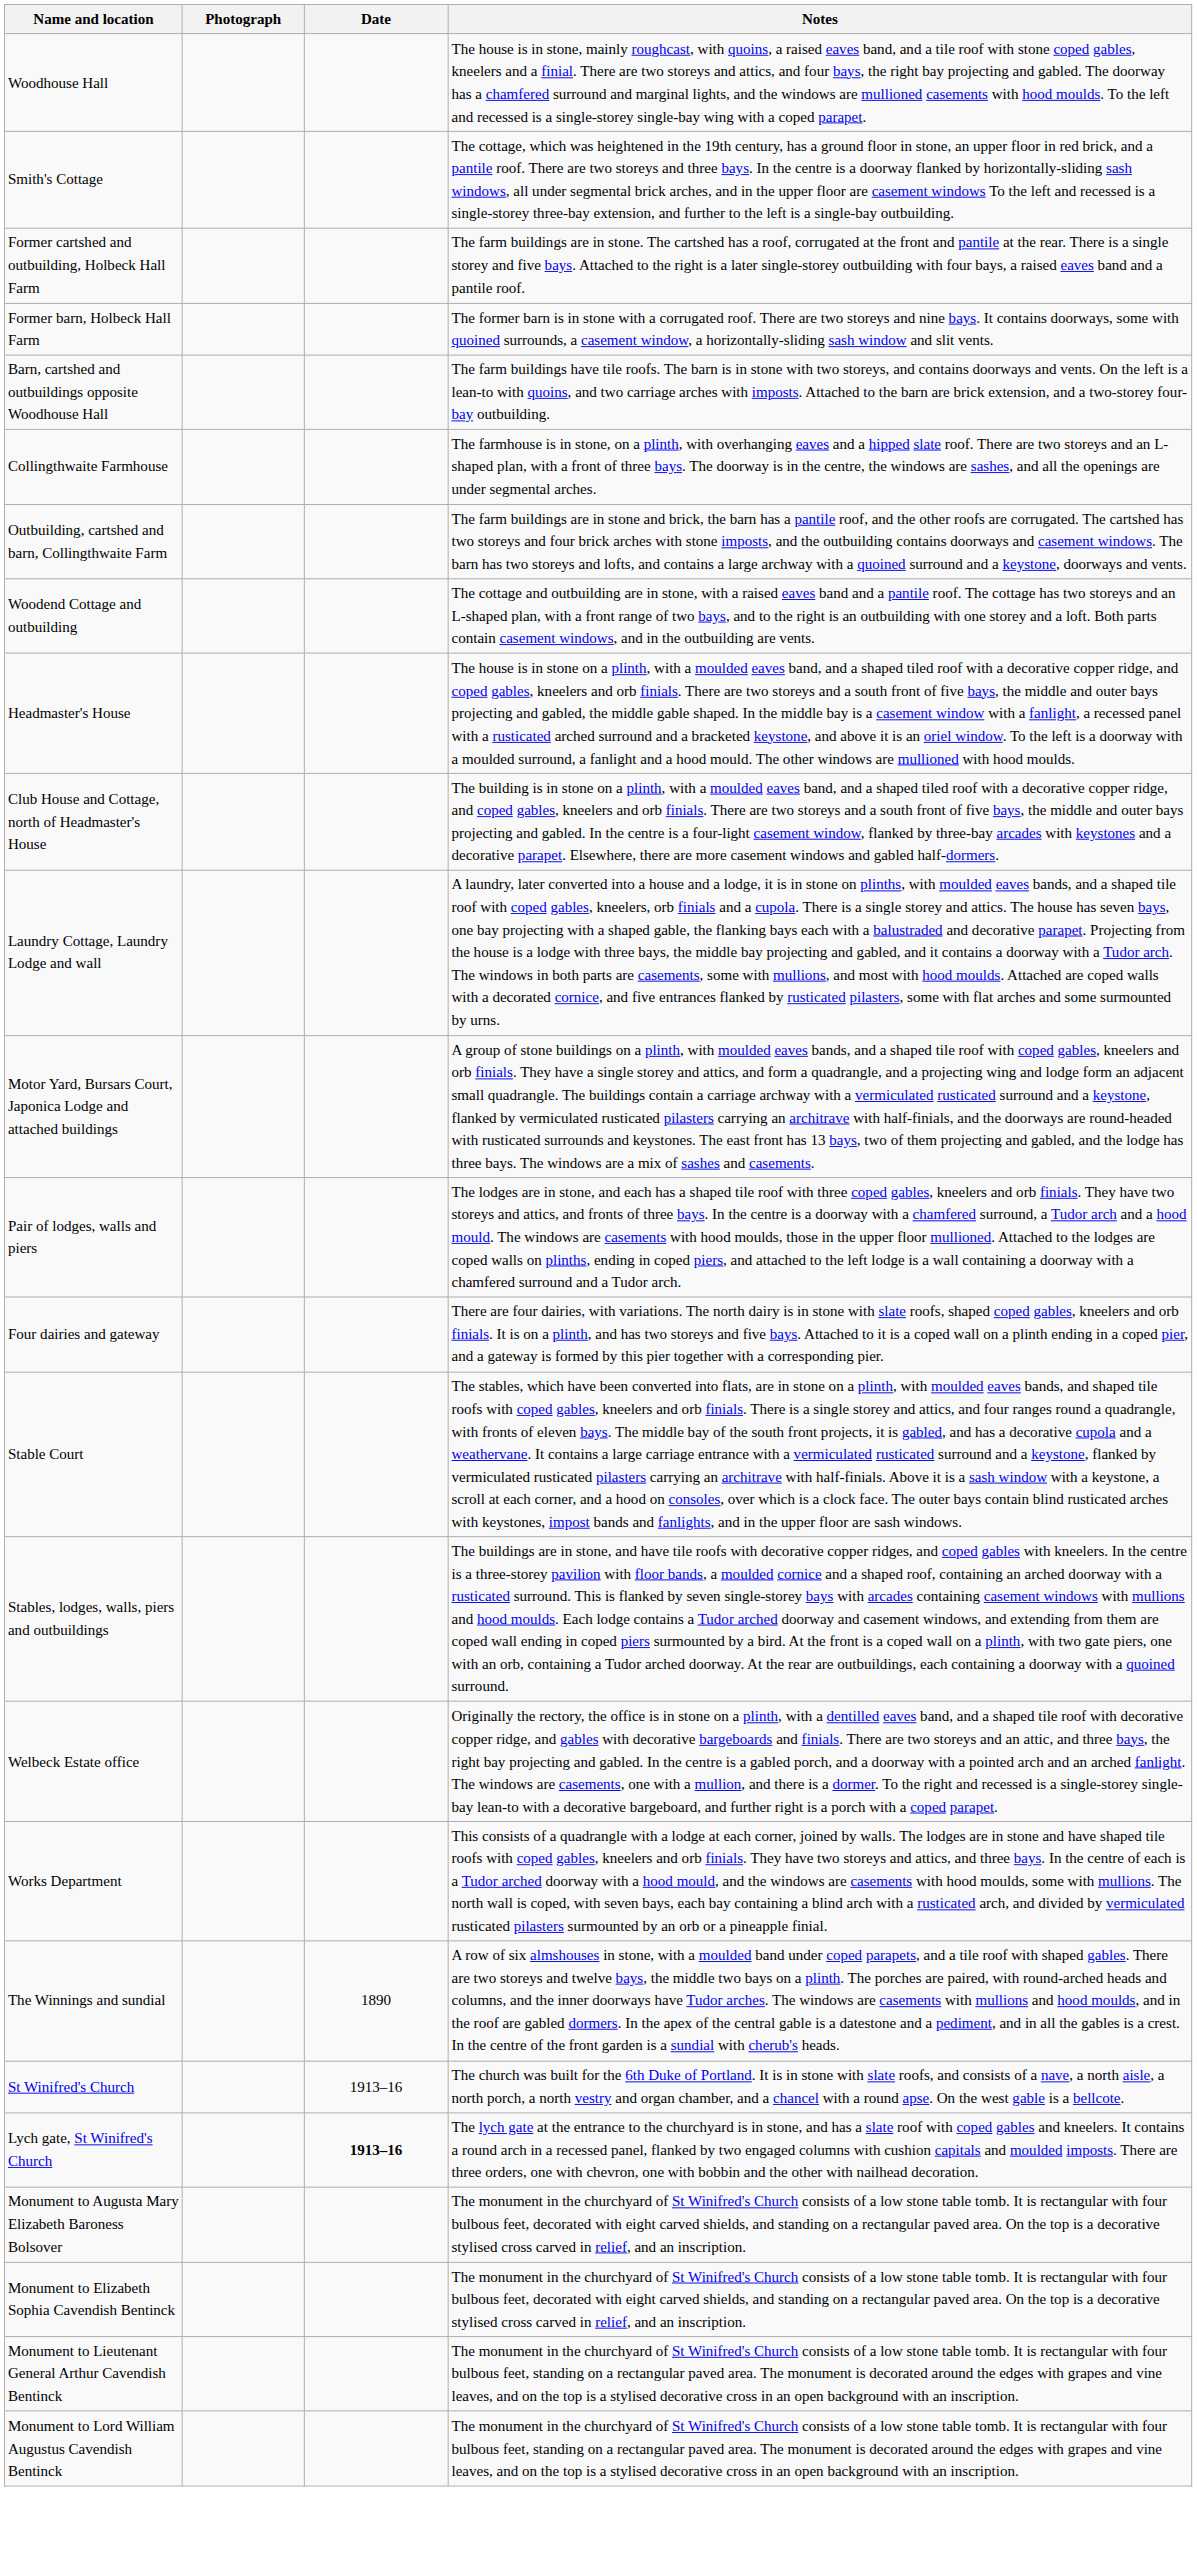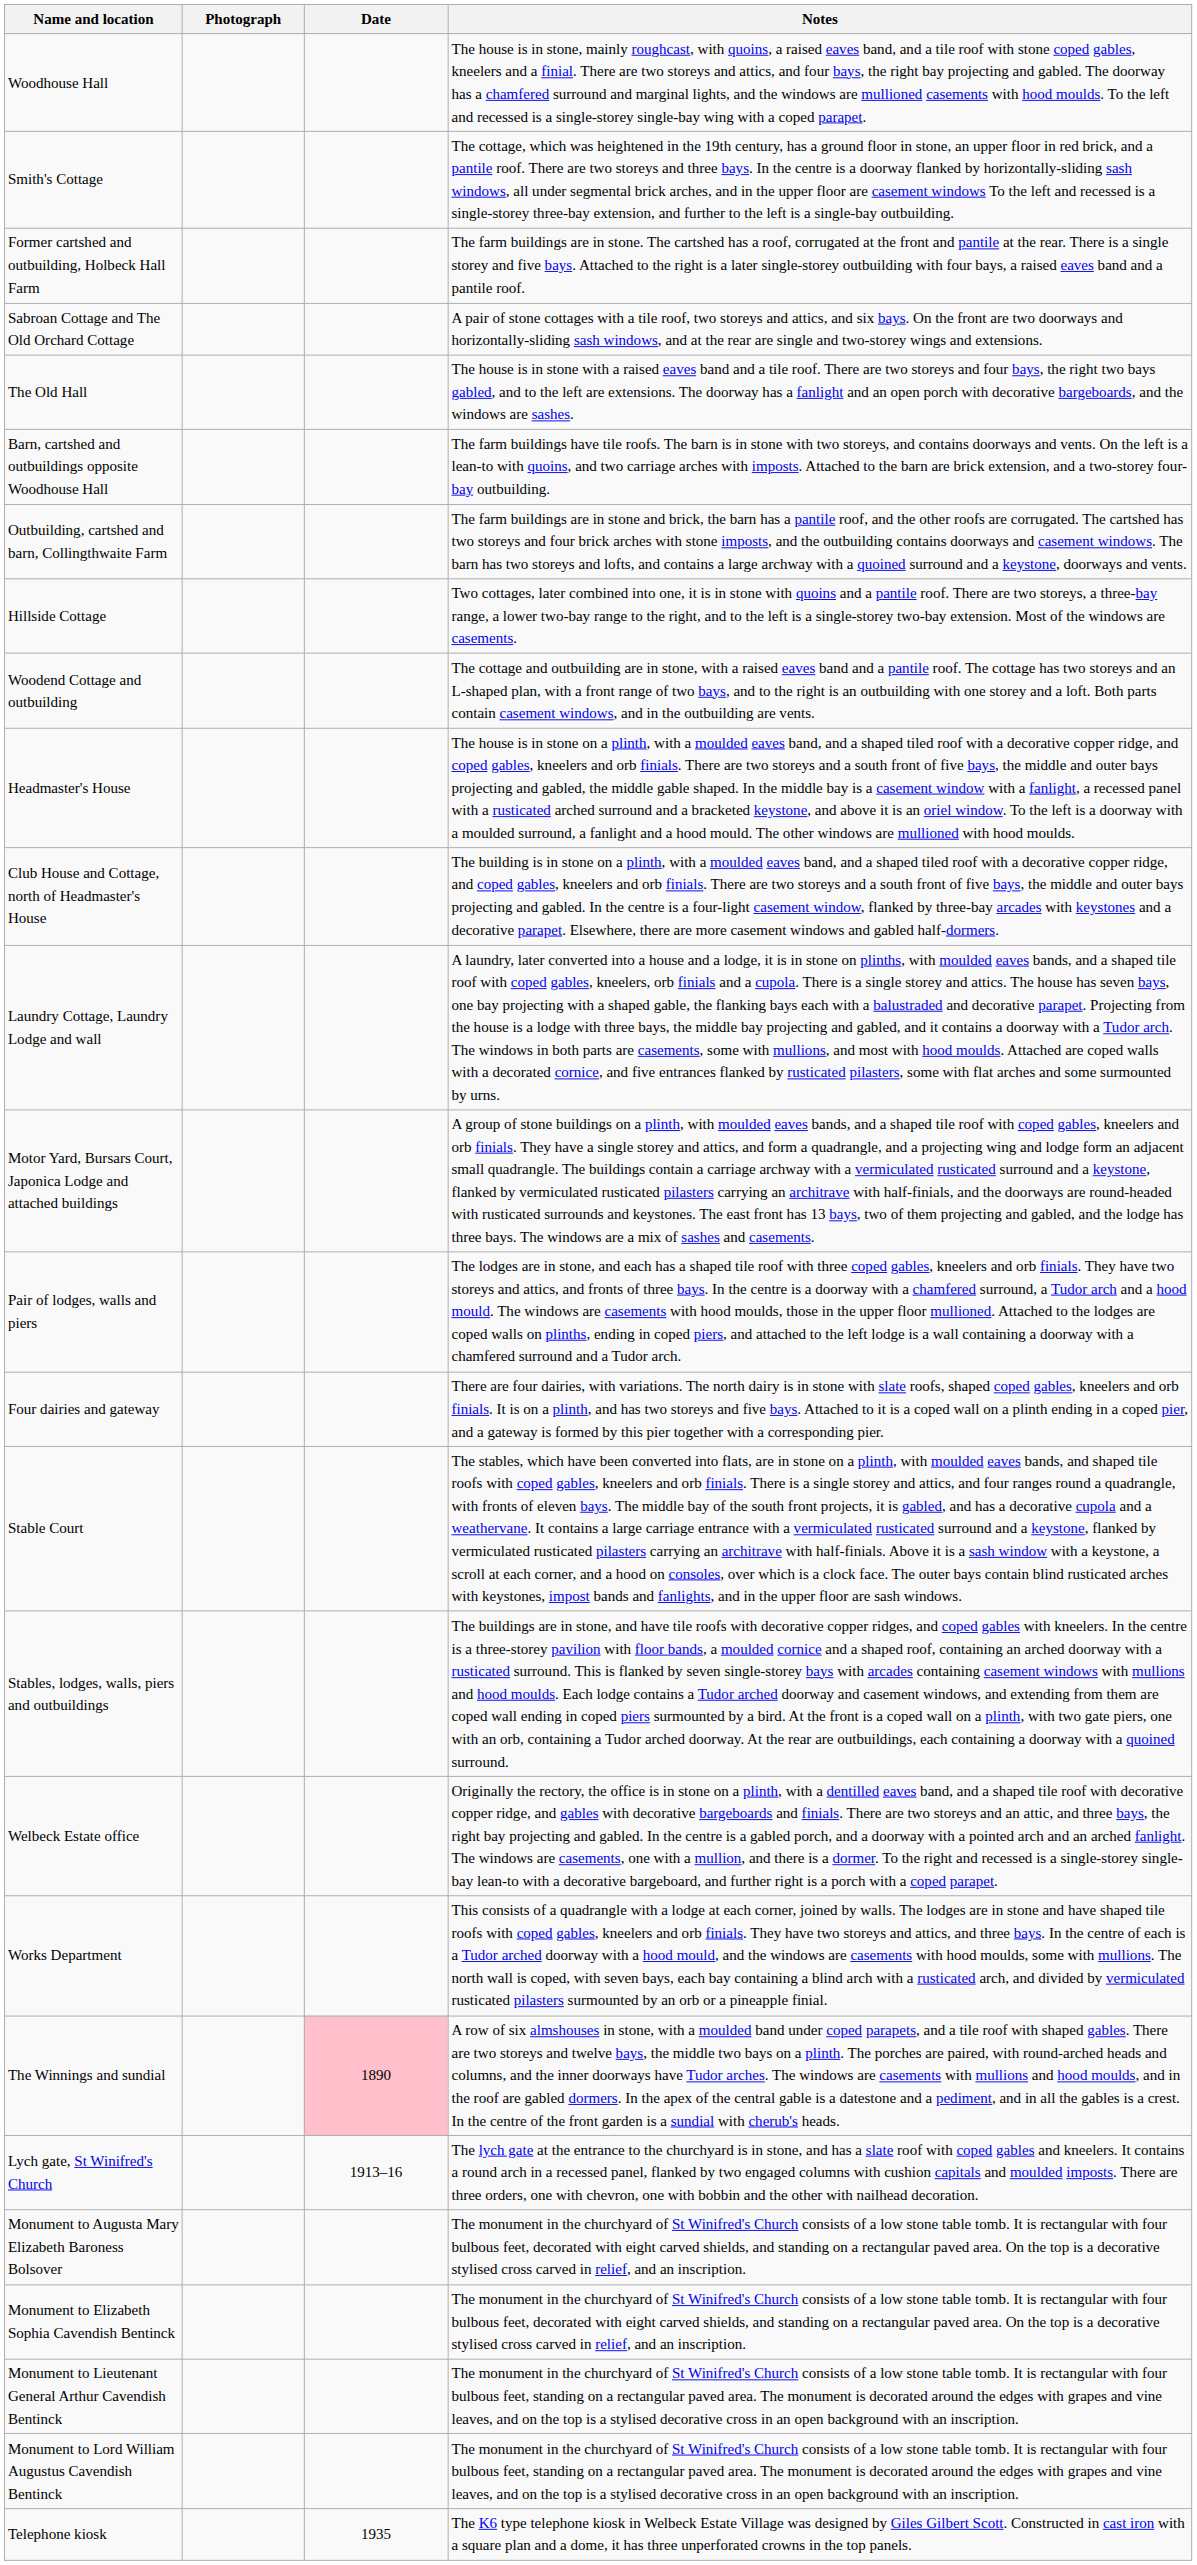+ row: (84, 328)
- row: (89, 328)
+ row: (48, 392)
- row: (88, 466)
+ row: (57, 616)
(376, 2000) no background -> (376, 2075) pink background
- row: (71, 2086)
(376, 2150) bold -> (376, 2172) normal
+ row: (57, 2534)
